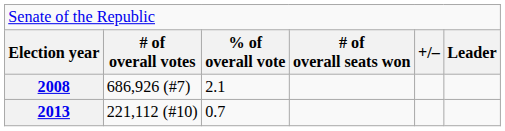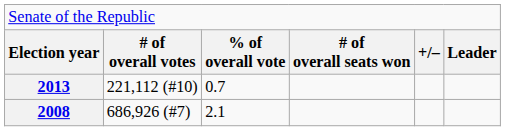rows swapped: (54, 86) <-> (54, 112)
